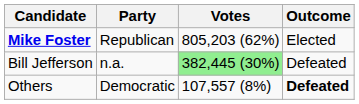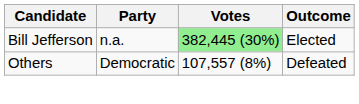- row: (49, 39)
(316, 63) Defeated -> (311, 39) Elected
(318, 87) bold -> (316, 63) normal
